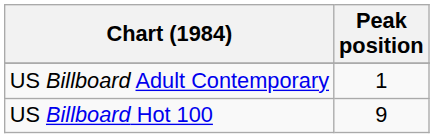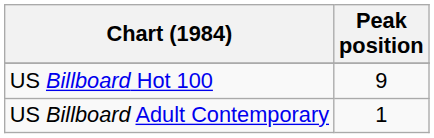rows swapped: (111, 115) <-> (169, 80)
